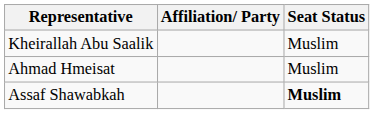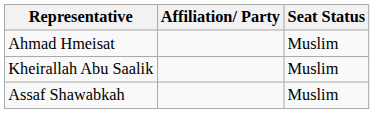rows swapped: (62, 69) <-> (81, 43)
(314, 95) bold -> (313, 95) normal
